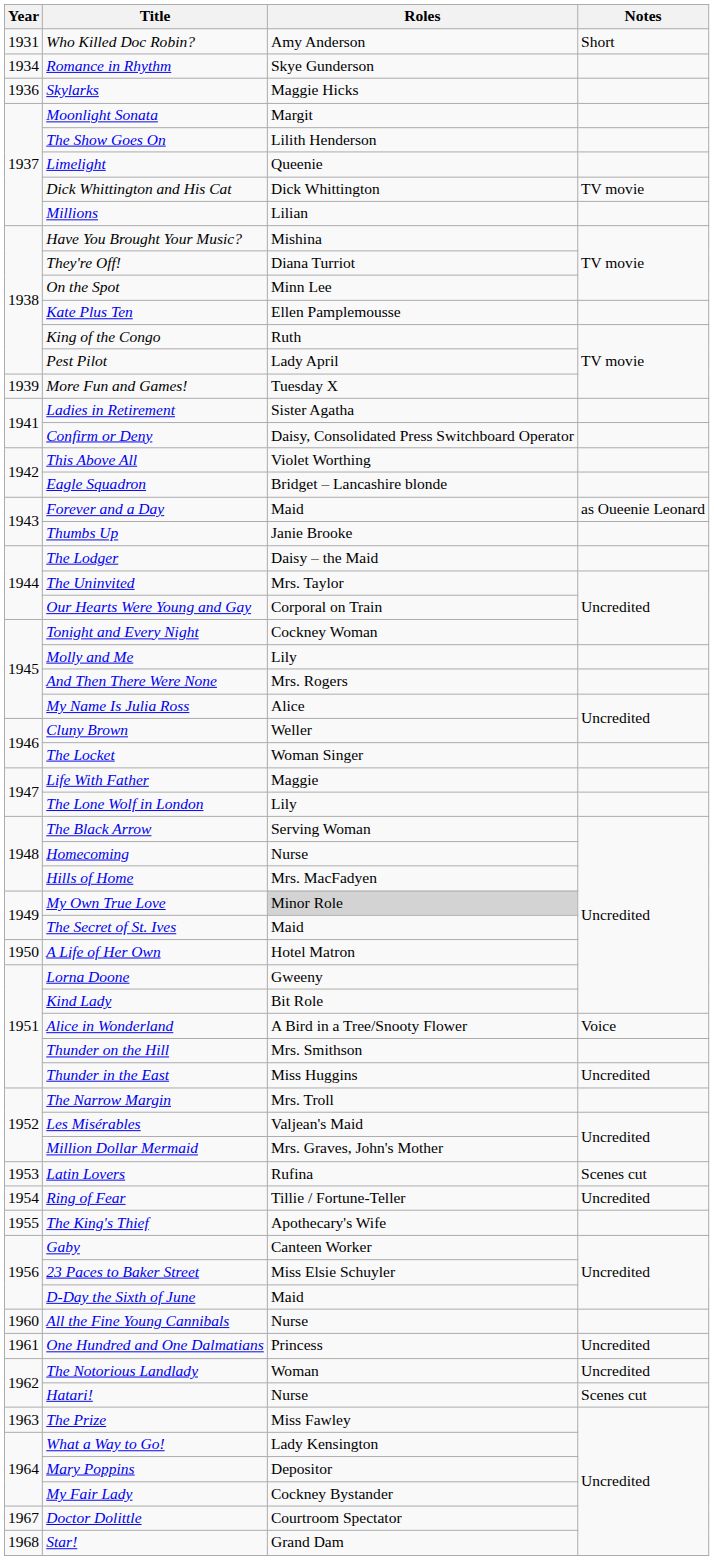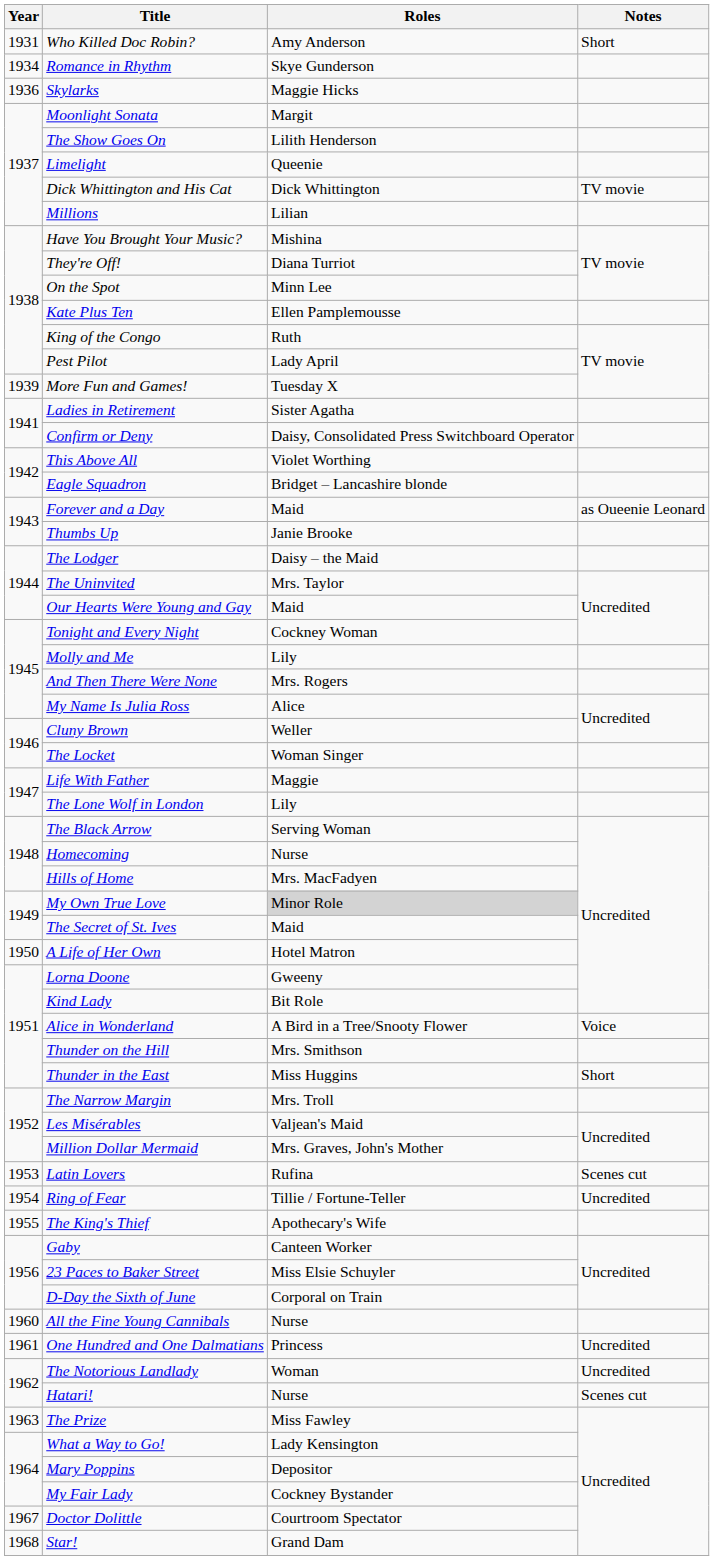(327, 607) Corporal on Train -> (287, 607) Maid
(615, 1075) Uncredited -> (598, 1075) Short
(287, 1296) Maid -> (327, 1296) Corporal on Train
